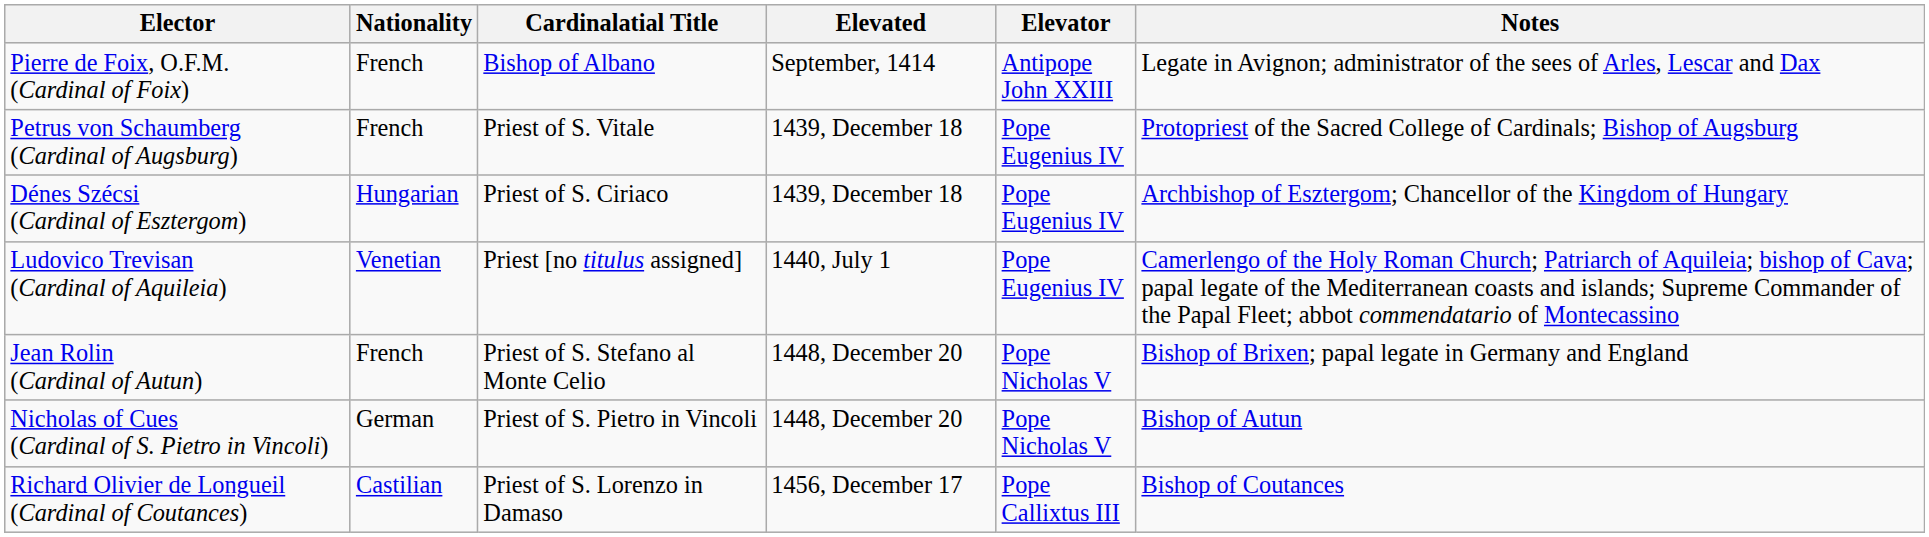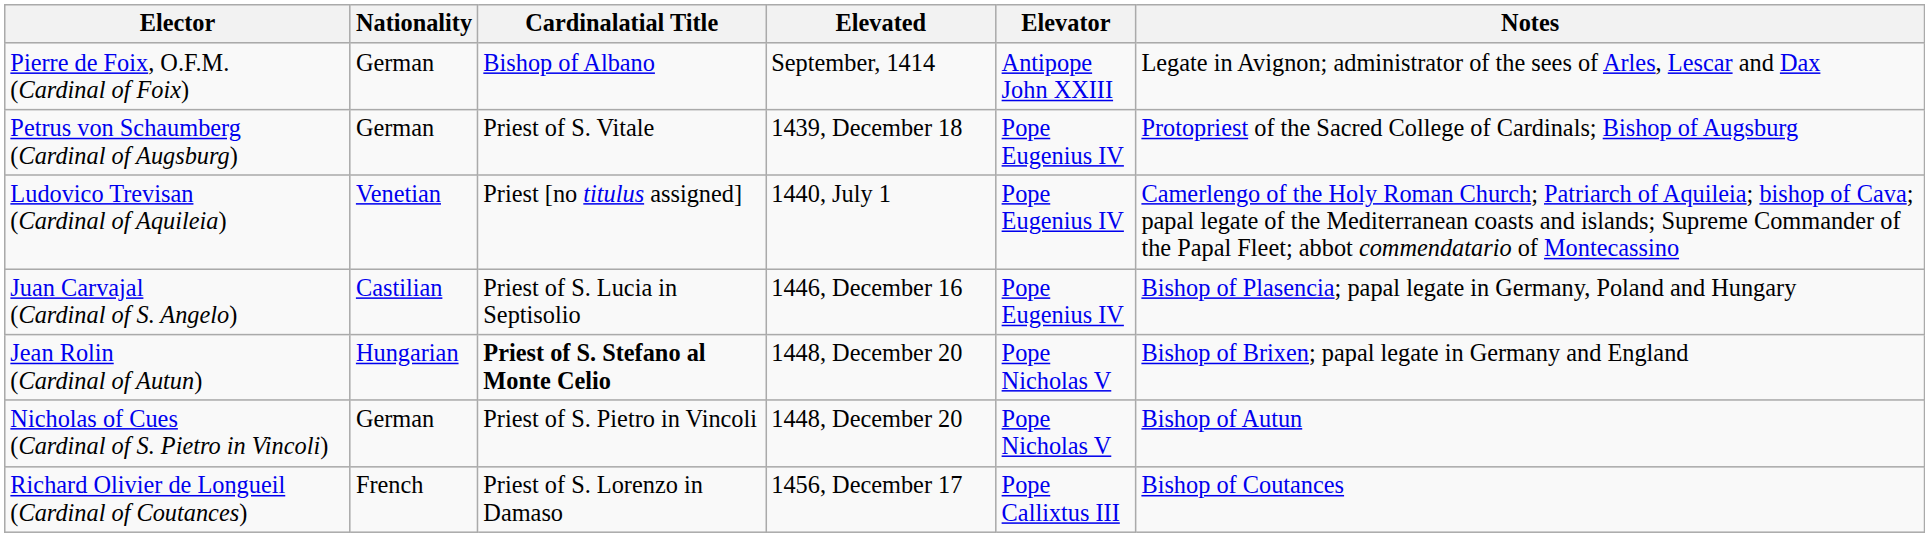(390, 62) French -> (395, 62) German
(390, 128) French -> (395, 128) German
- row: (128, 207)
+ row: (124, 301)
(390, 353) French -> (407, 353) Hungarian
(589, 367) normal -> (594, 367) bold
(399, 485) Castilian -> (390, 485) French
